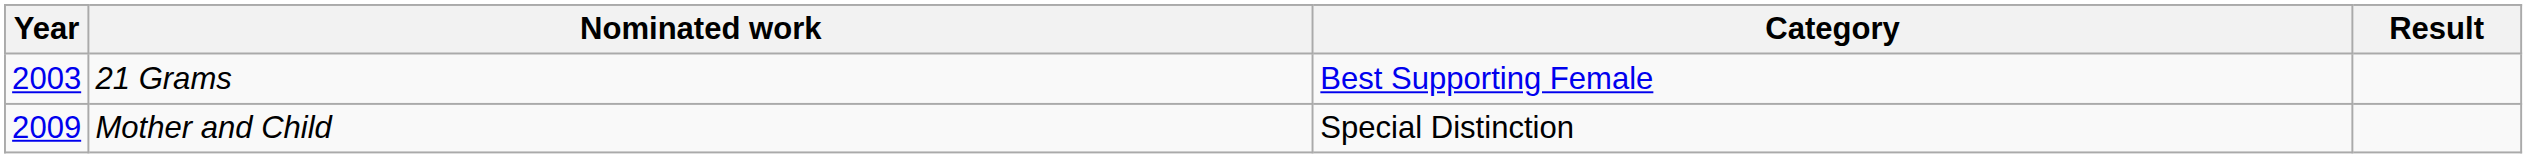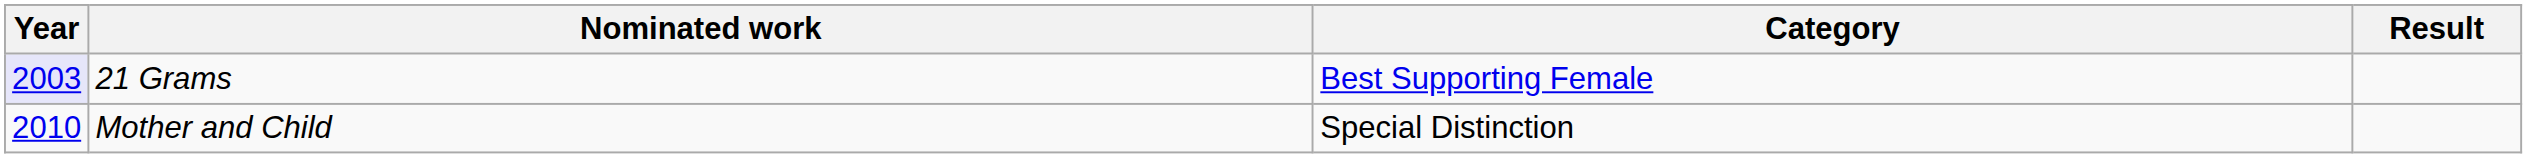(47, 78) no background -> (47, 78) lavender background
(47, 127) 2009 -> (47, 127) 2010
